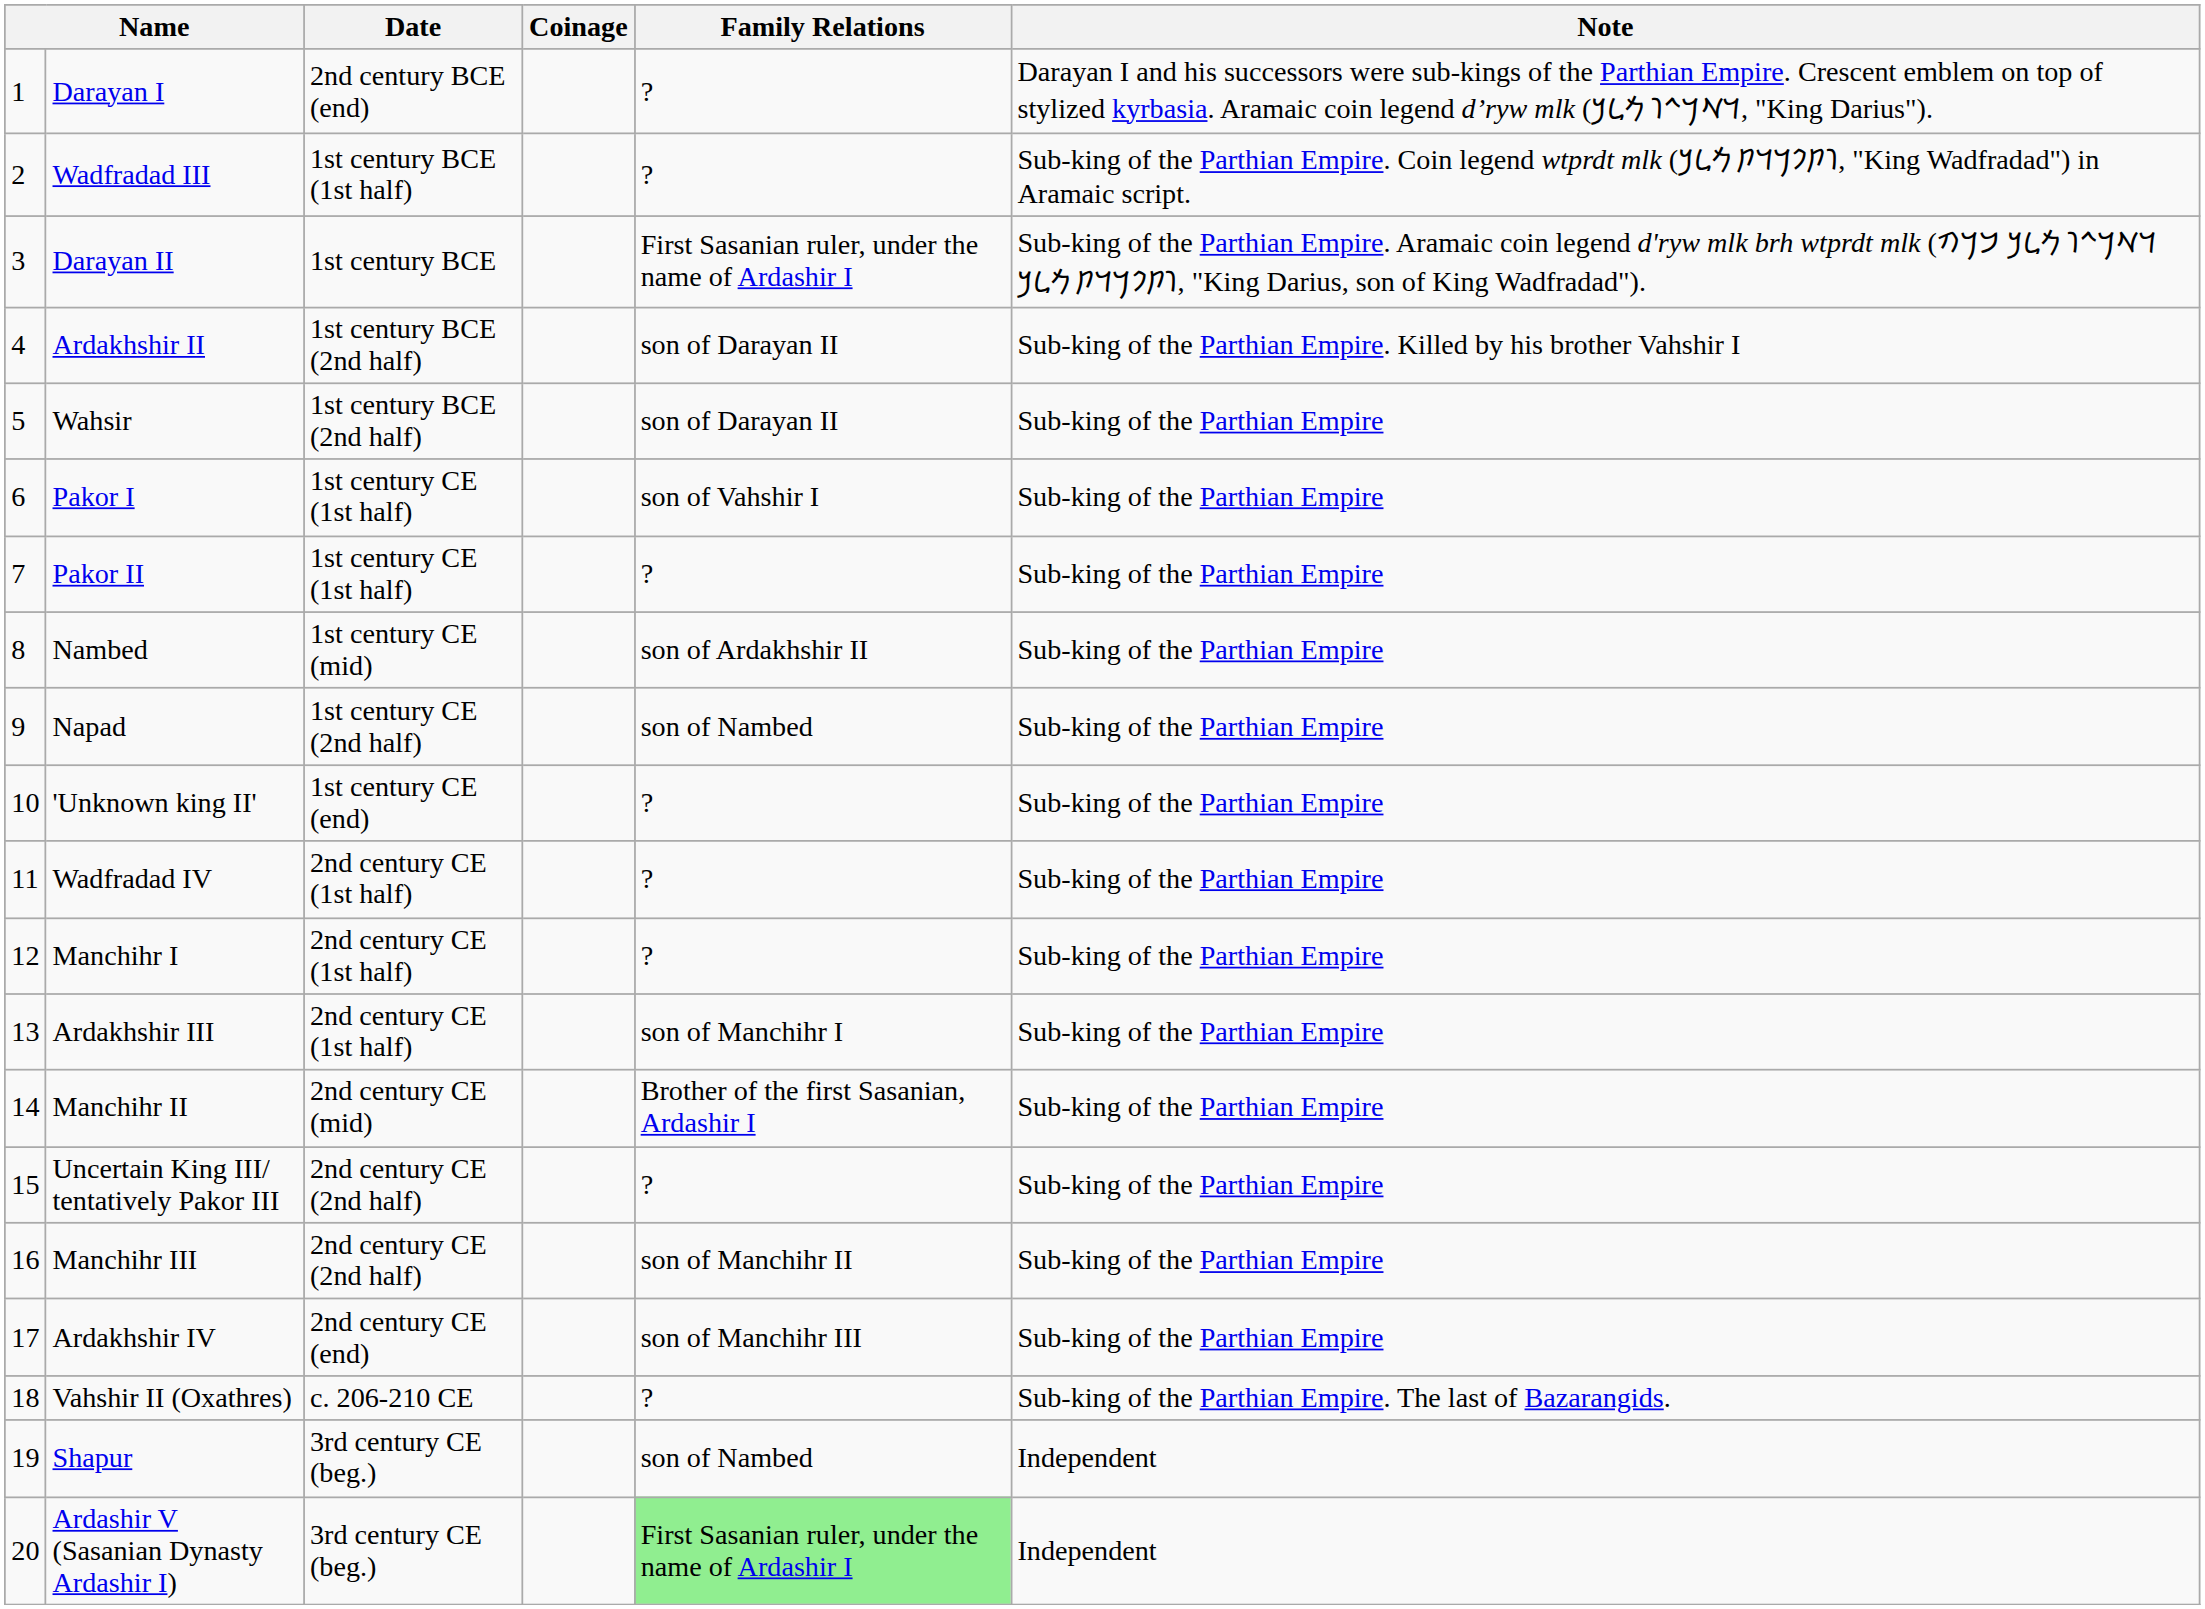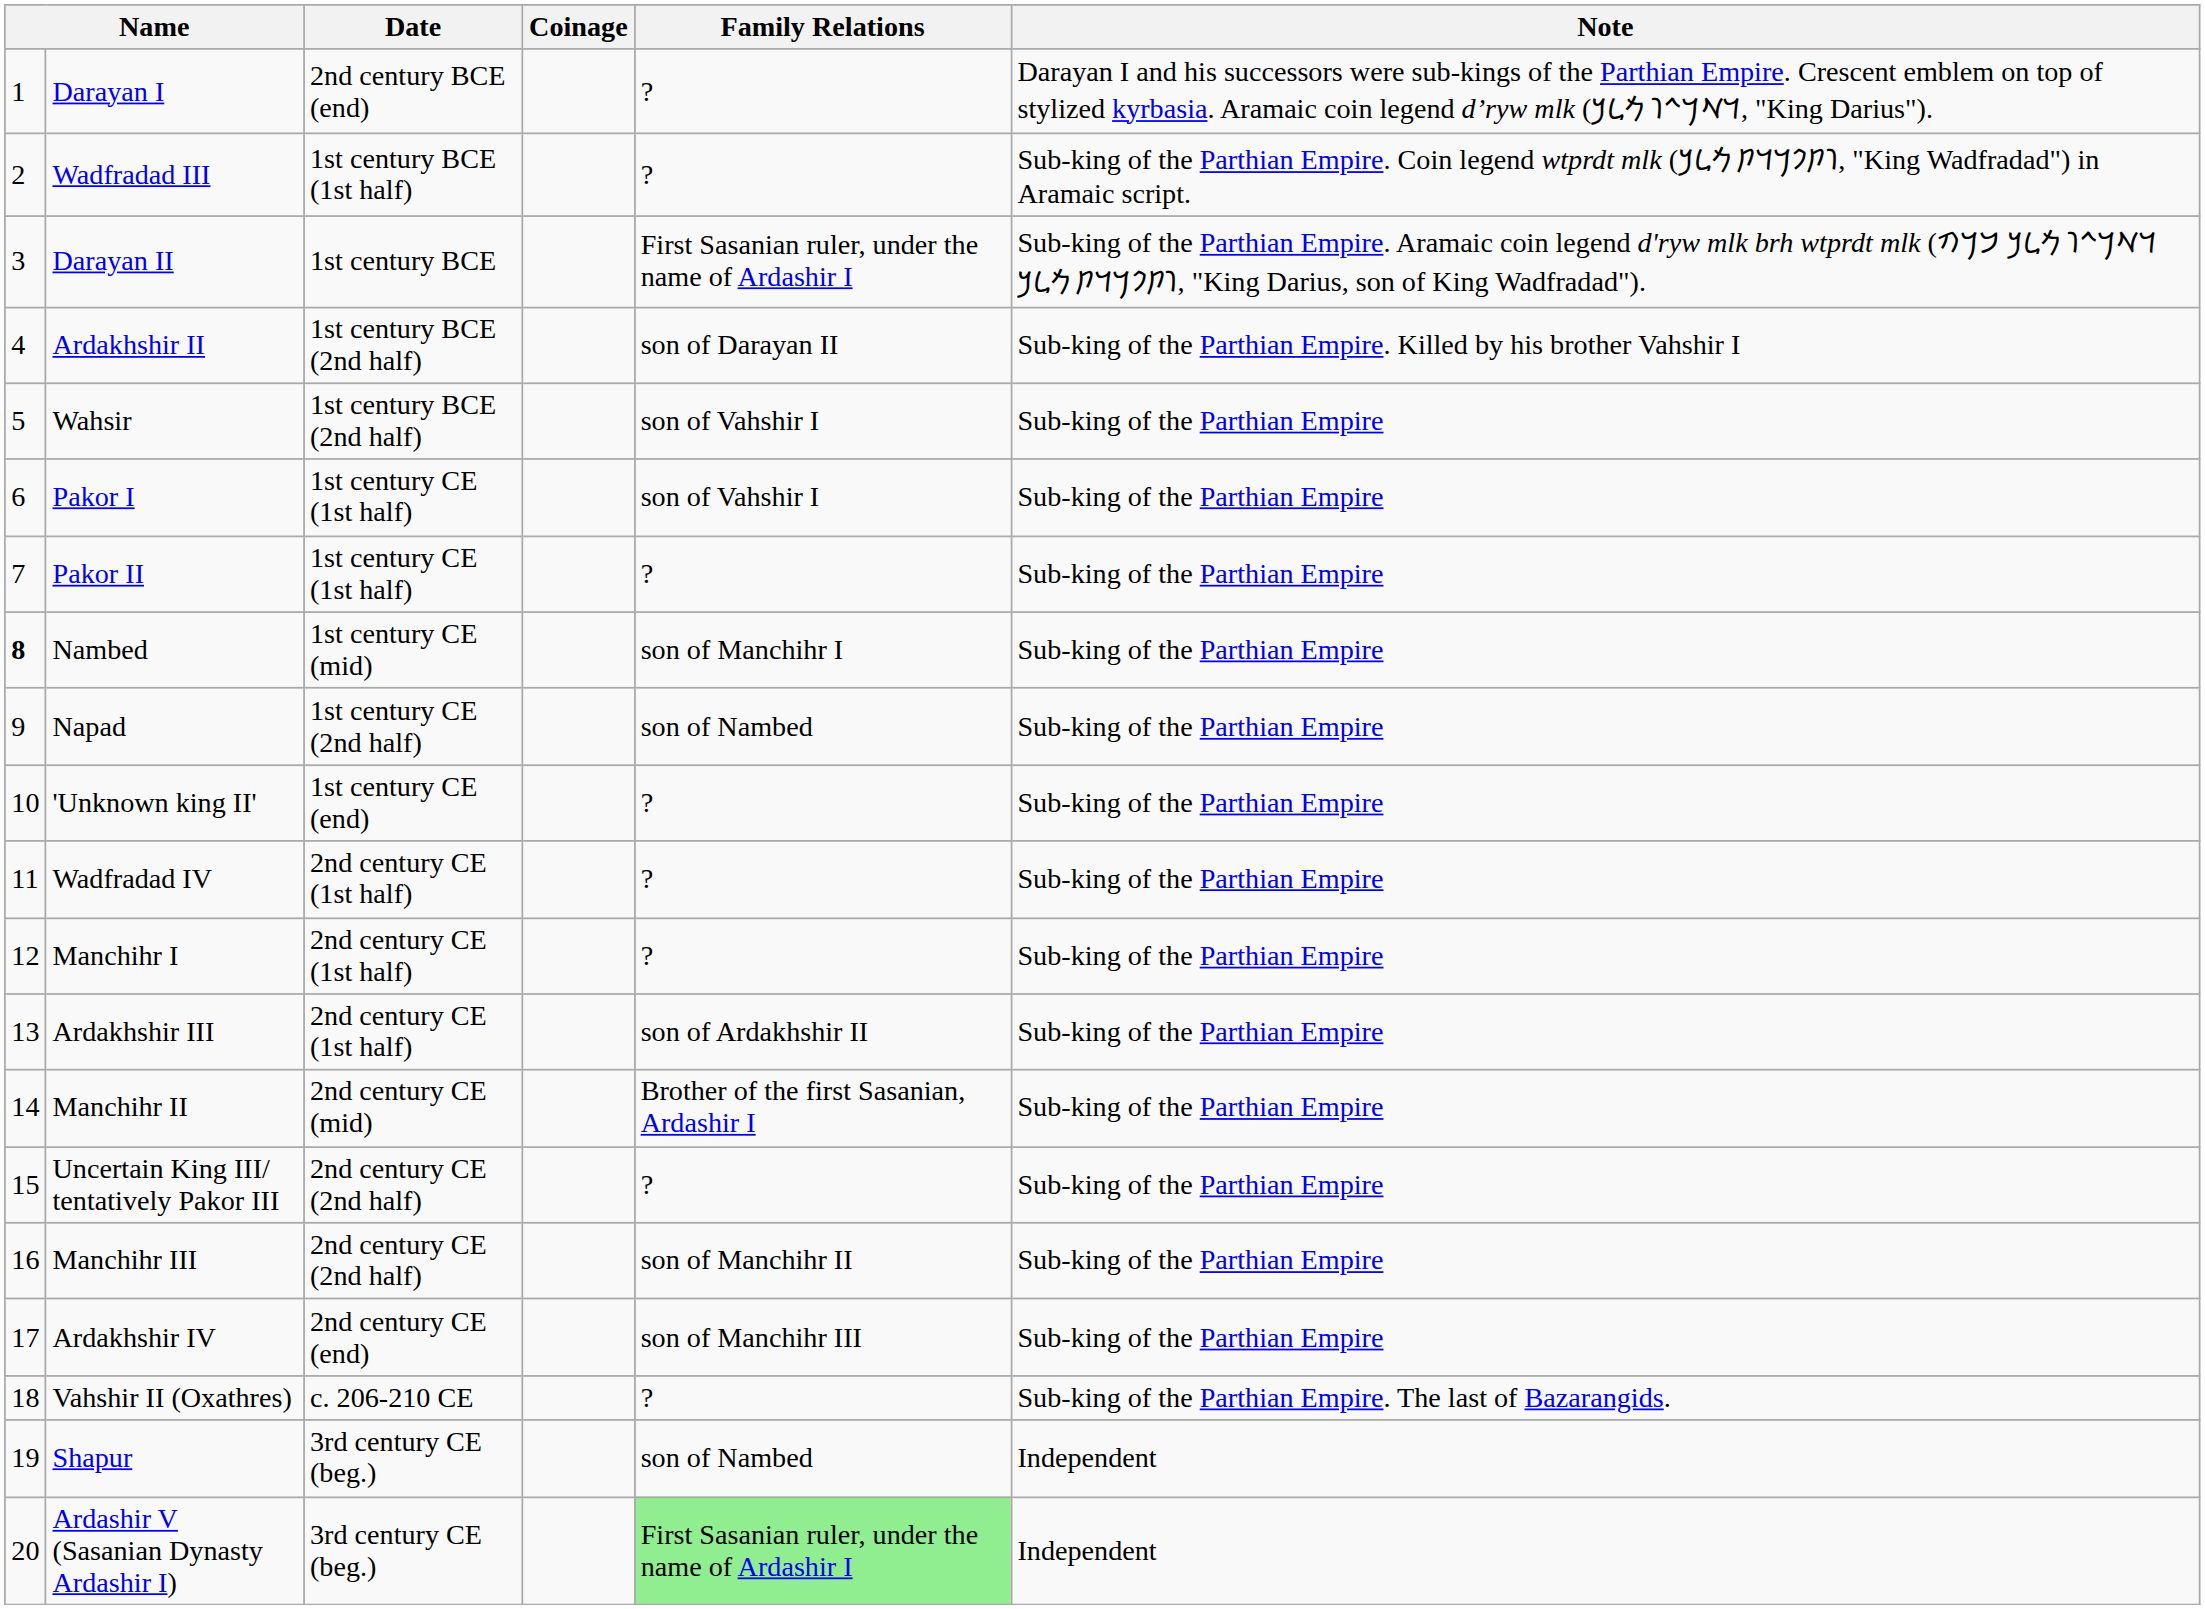(740, 420) son of Darayan II -> (730, 420) son of Vahshir I
(18, 649) normal -> (18, 649) bold
(754, 649) son of Ardakhshir II -> (742, 649) son of Manchihr I
(742, 1031) son of Manchihr I -> (754, 1031) son of Ardakhshir II
